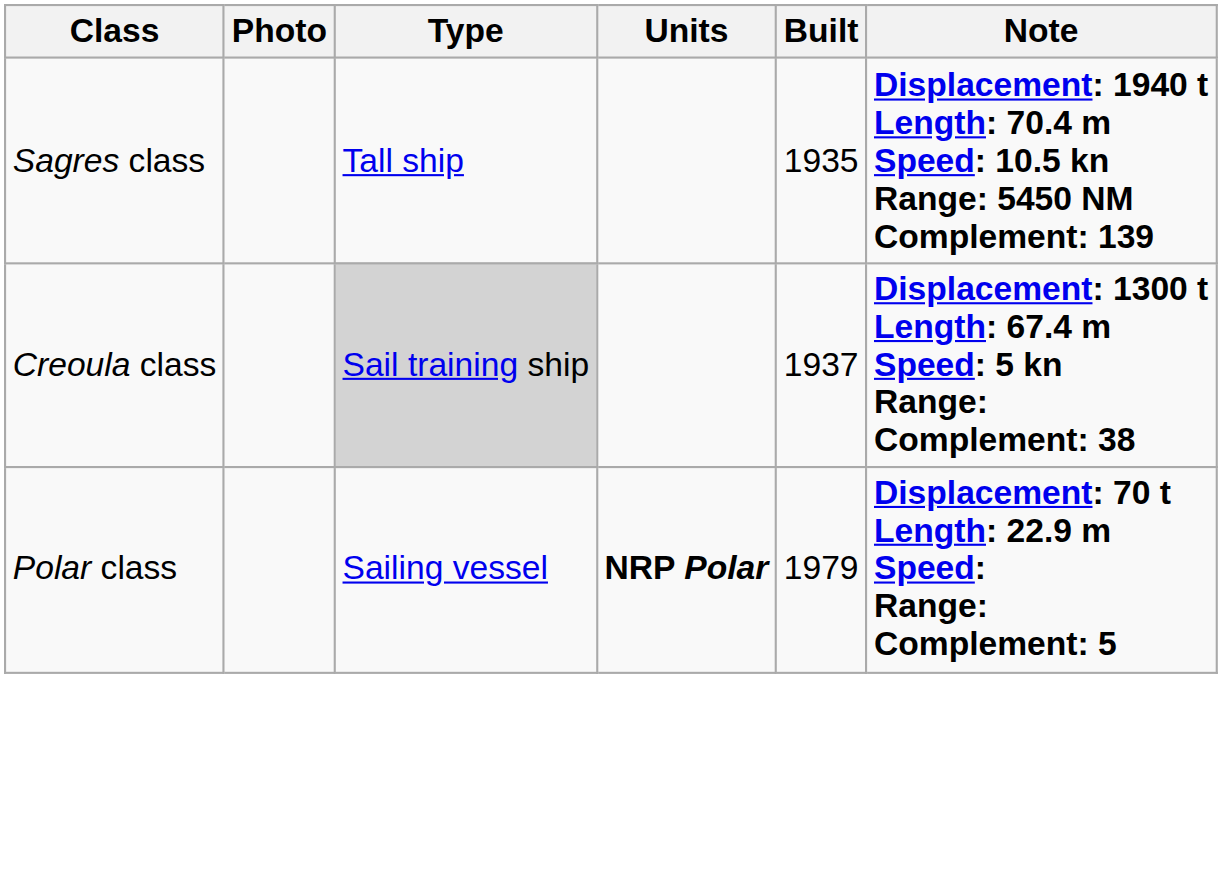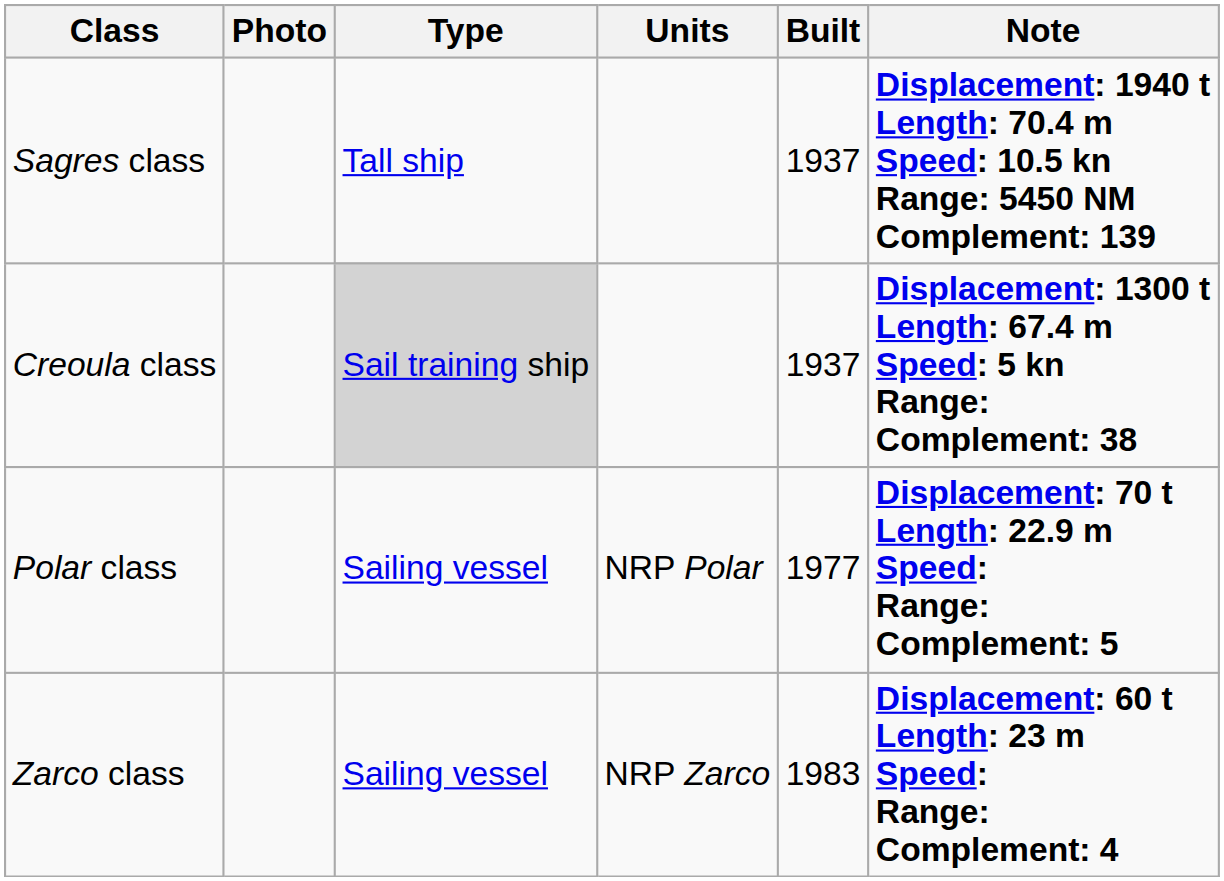(821, 160) 1935 -> (823, 160) 1937
(686, 569) bold -> (684, 569) normal
(821, 569) 1979 -> (823, 569) 1977
+ row: (99, 773)
